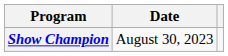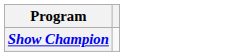- column: (165, 16)
